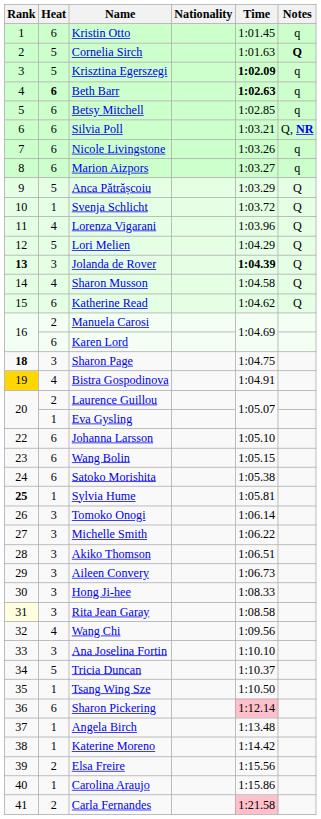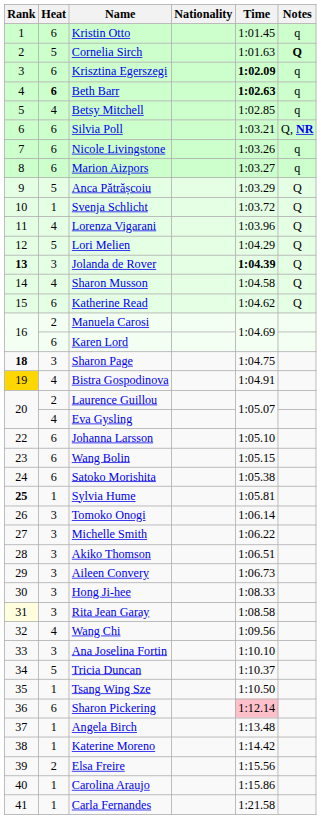(54, 71) 5 -> (54, 71) 6
(54, 110) 6 -> (54, 110) 4
(54, 419) 1 -> (54, 419) 4
(54, 804) 2 -> (54, 804) 1
(257, 804) pink background -> (257, 804) no background
